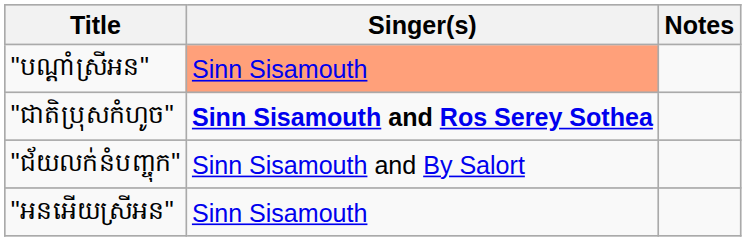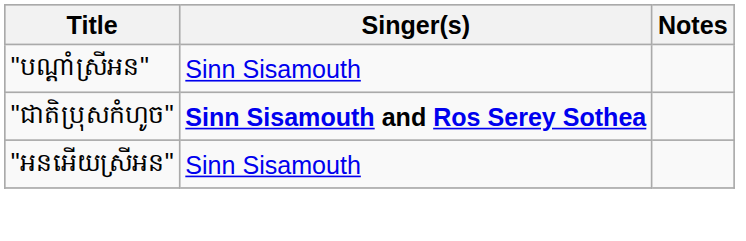(280, 69) lightsalmon background -> (273, 69) no background
- row: (95, 162)
